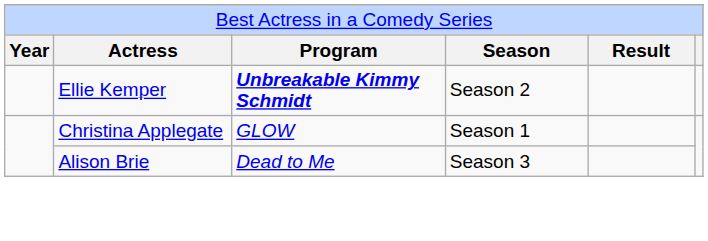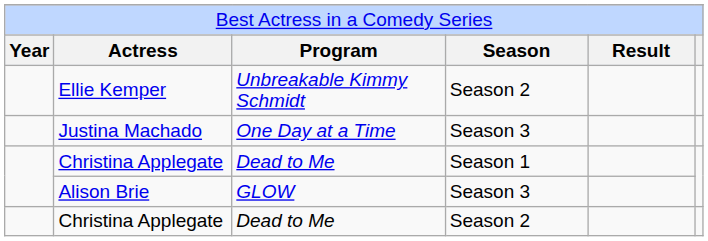(328, 91) bold -> (322, 91) normal
+ row: (130, 131)
(265, 131) GLOW -> (285, 161) Dead to Me
(285, 161) Dead to Me -> (265, 191) GLOW
+ row: (141, 221)
